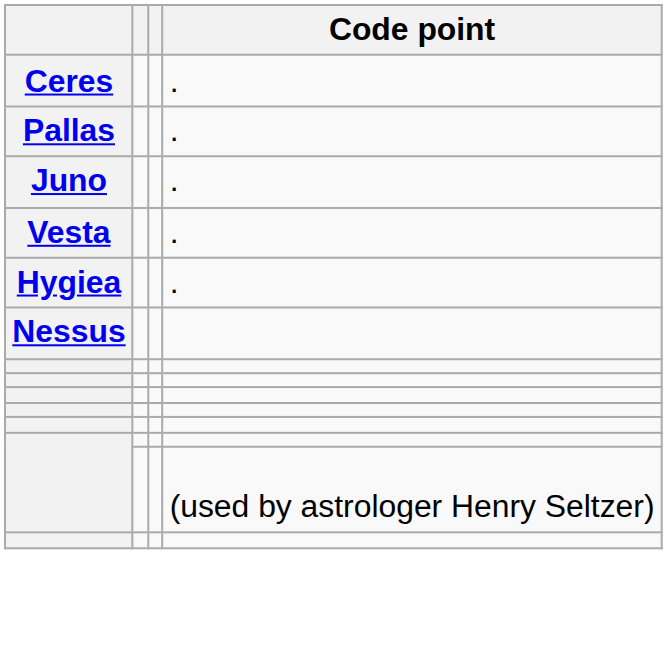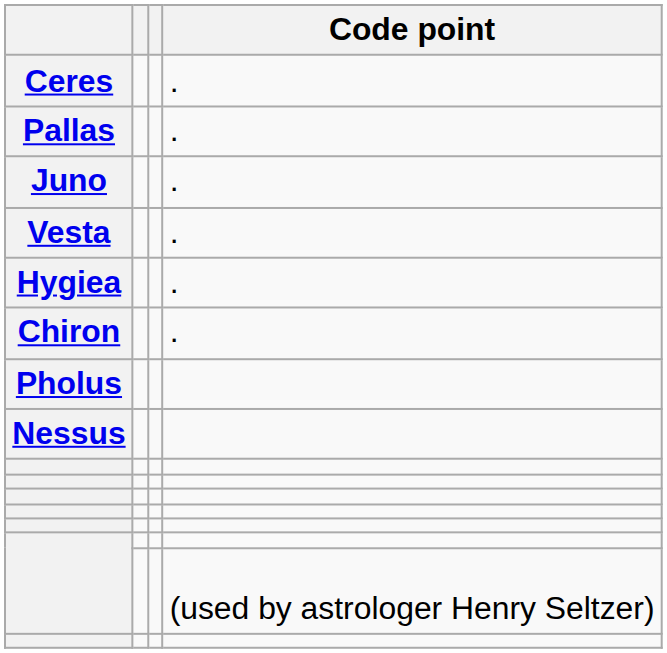+ row: (69, 332)
+ row: (69, 383)
